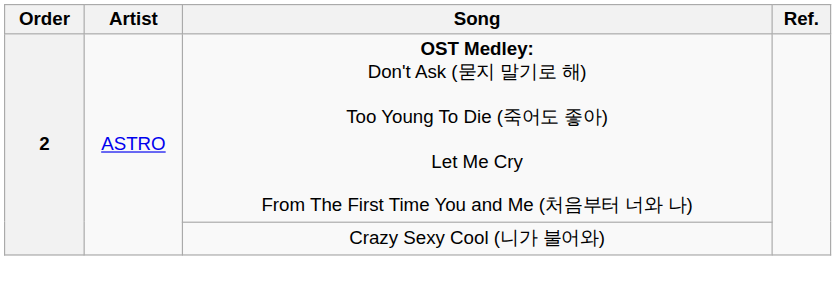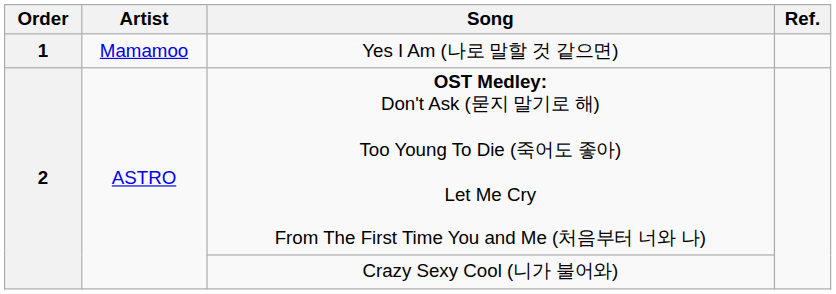+ row: (490, 50)
